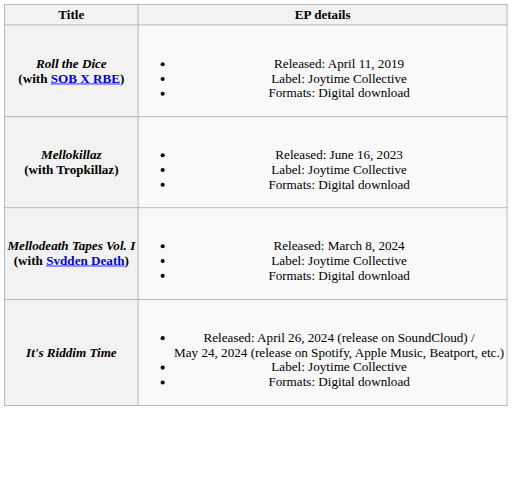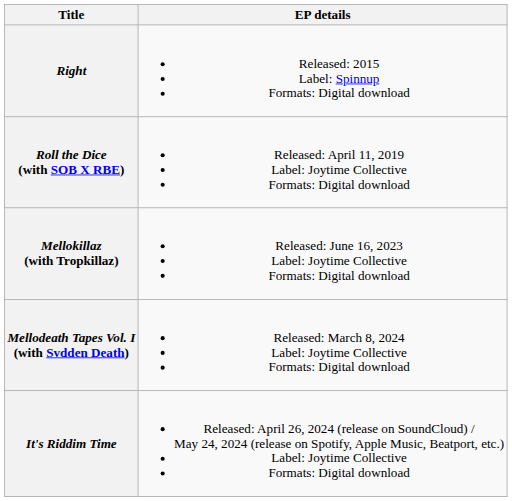+ row: (71, 70)
